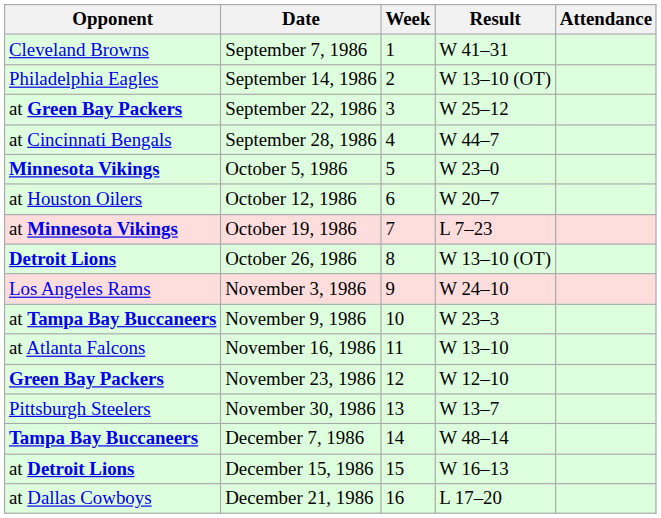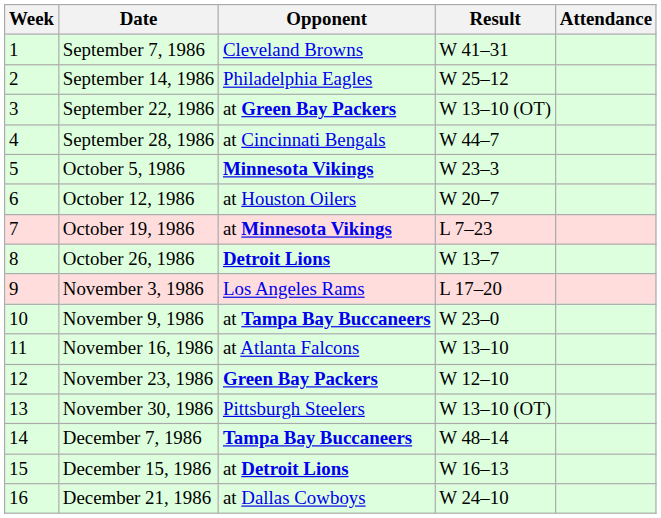columns swapped: (408, 19) <-> (113, 19)
(495, 79) W 13–10 (OT) -> (474, 79) W 25–12
(474, 109) W 25–12 -> (495, 109) W 13–10 (OT)
(469, 169) W 23–0 -> (469, 169) W 23–3
(495, 259) W 13–10 (OT) -> (469, 259) W 13–7
(474, 288) W 24–10 -> (471, 288) L 17–20
(469, 318) W 23–3 -> (469, 318) W 23–0
(469, 408) W 13–7 -> (495, 408) W 13–10 (OT)
(471, 498) L 17–20 -> (474, 498) W 24–10
